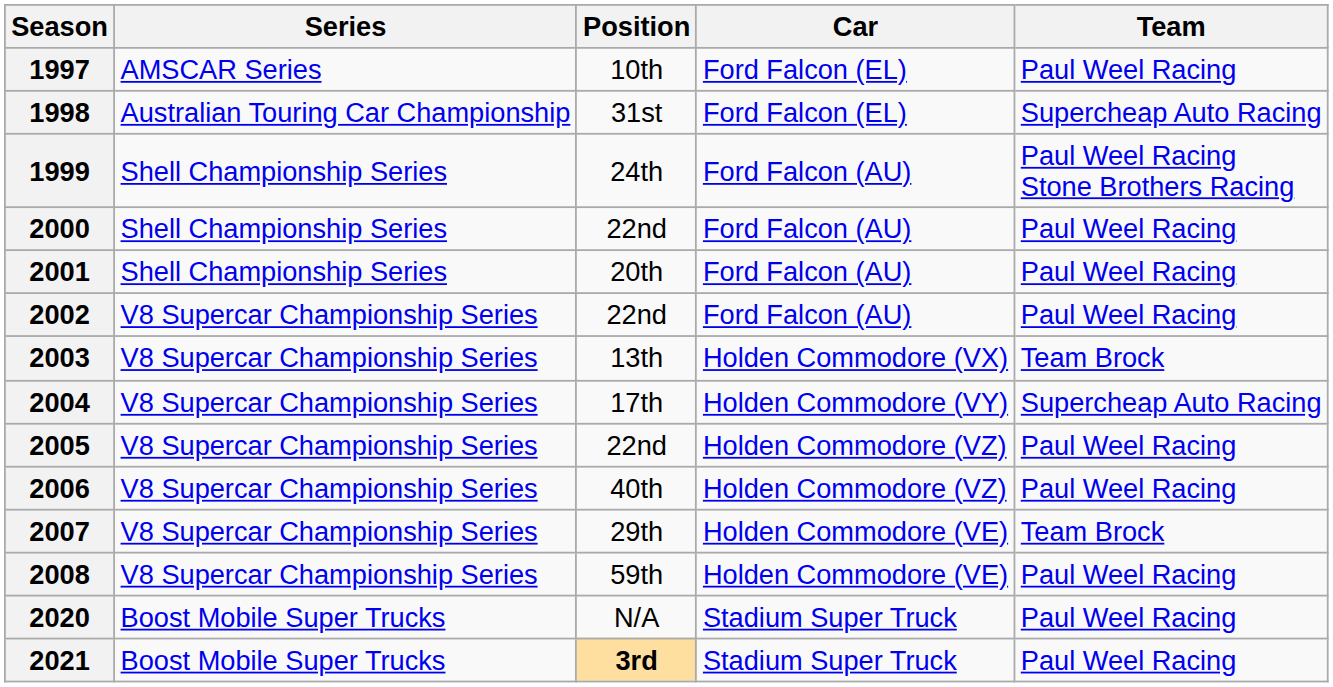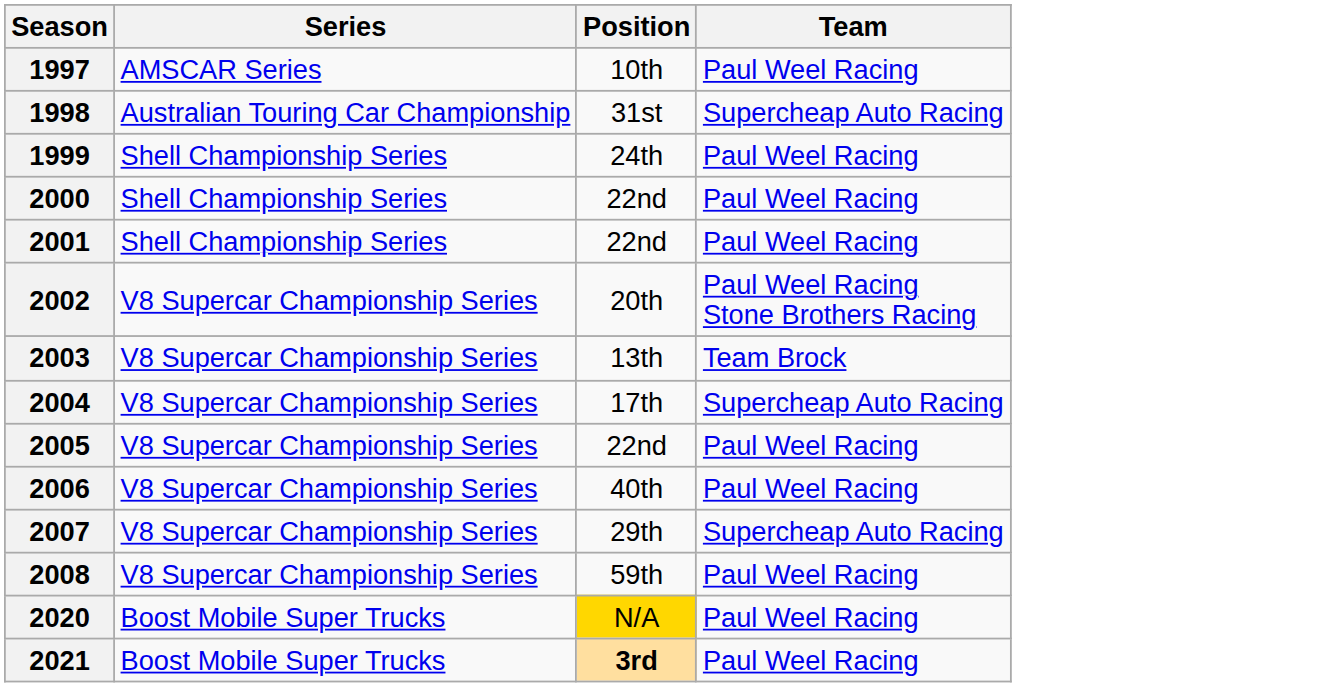- column: (856, 27)
(1158, 171) Paul Weel Racing Stone Brothers Racing -> (811, 156) Paul Weel Racing
(637, 272) 20th -> (637, 242) 22nd
(637, 315) 22nd -> (637, 300) 20th
(1129, 315) Paul Weel Racing -> (840, 300) Paul Weel Racing Stone Brothers Racing
(1093, 531) Team Brock -> (853, 531) Supercheap Auto Racing
(637, 617) no background -> (637, 617) gold background
